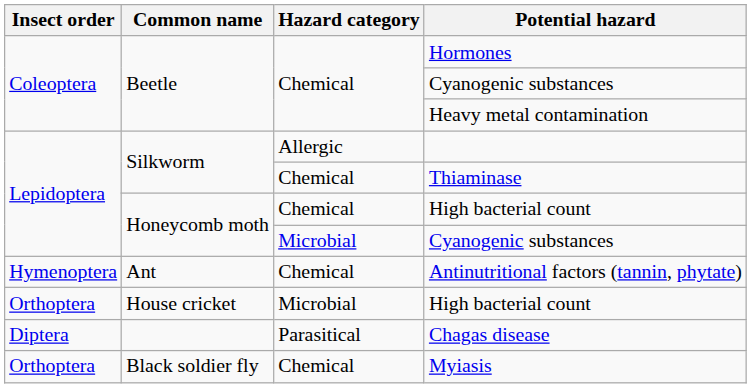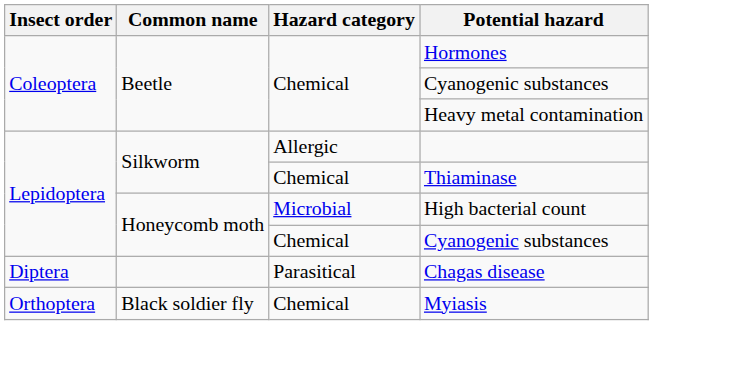(316, 209) Chemical -> (312, 209) Microbial
(317, 240) Microbial -> (311, 240) Chemical
- row: (141, 271)
- row: (181, 303)
